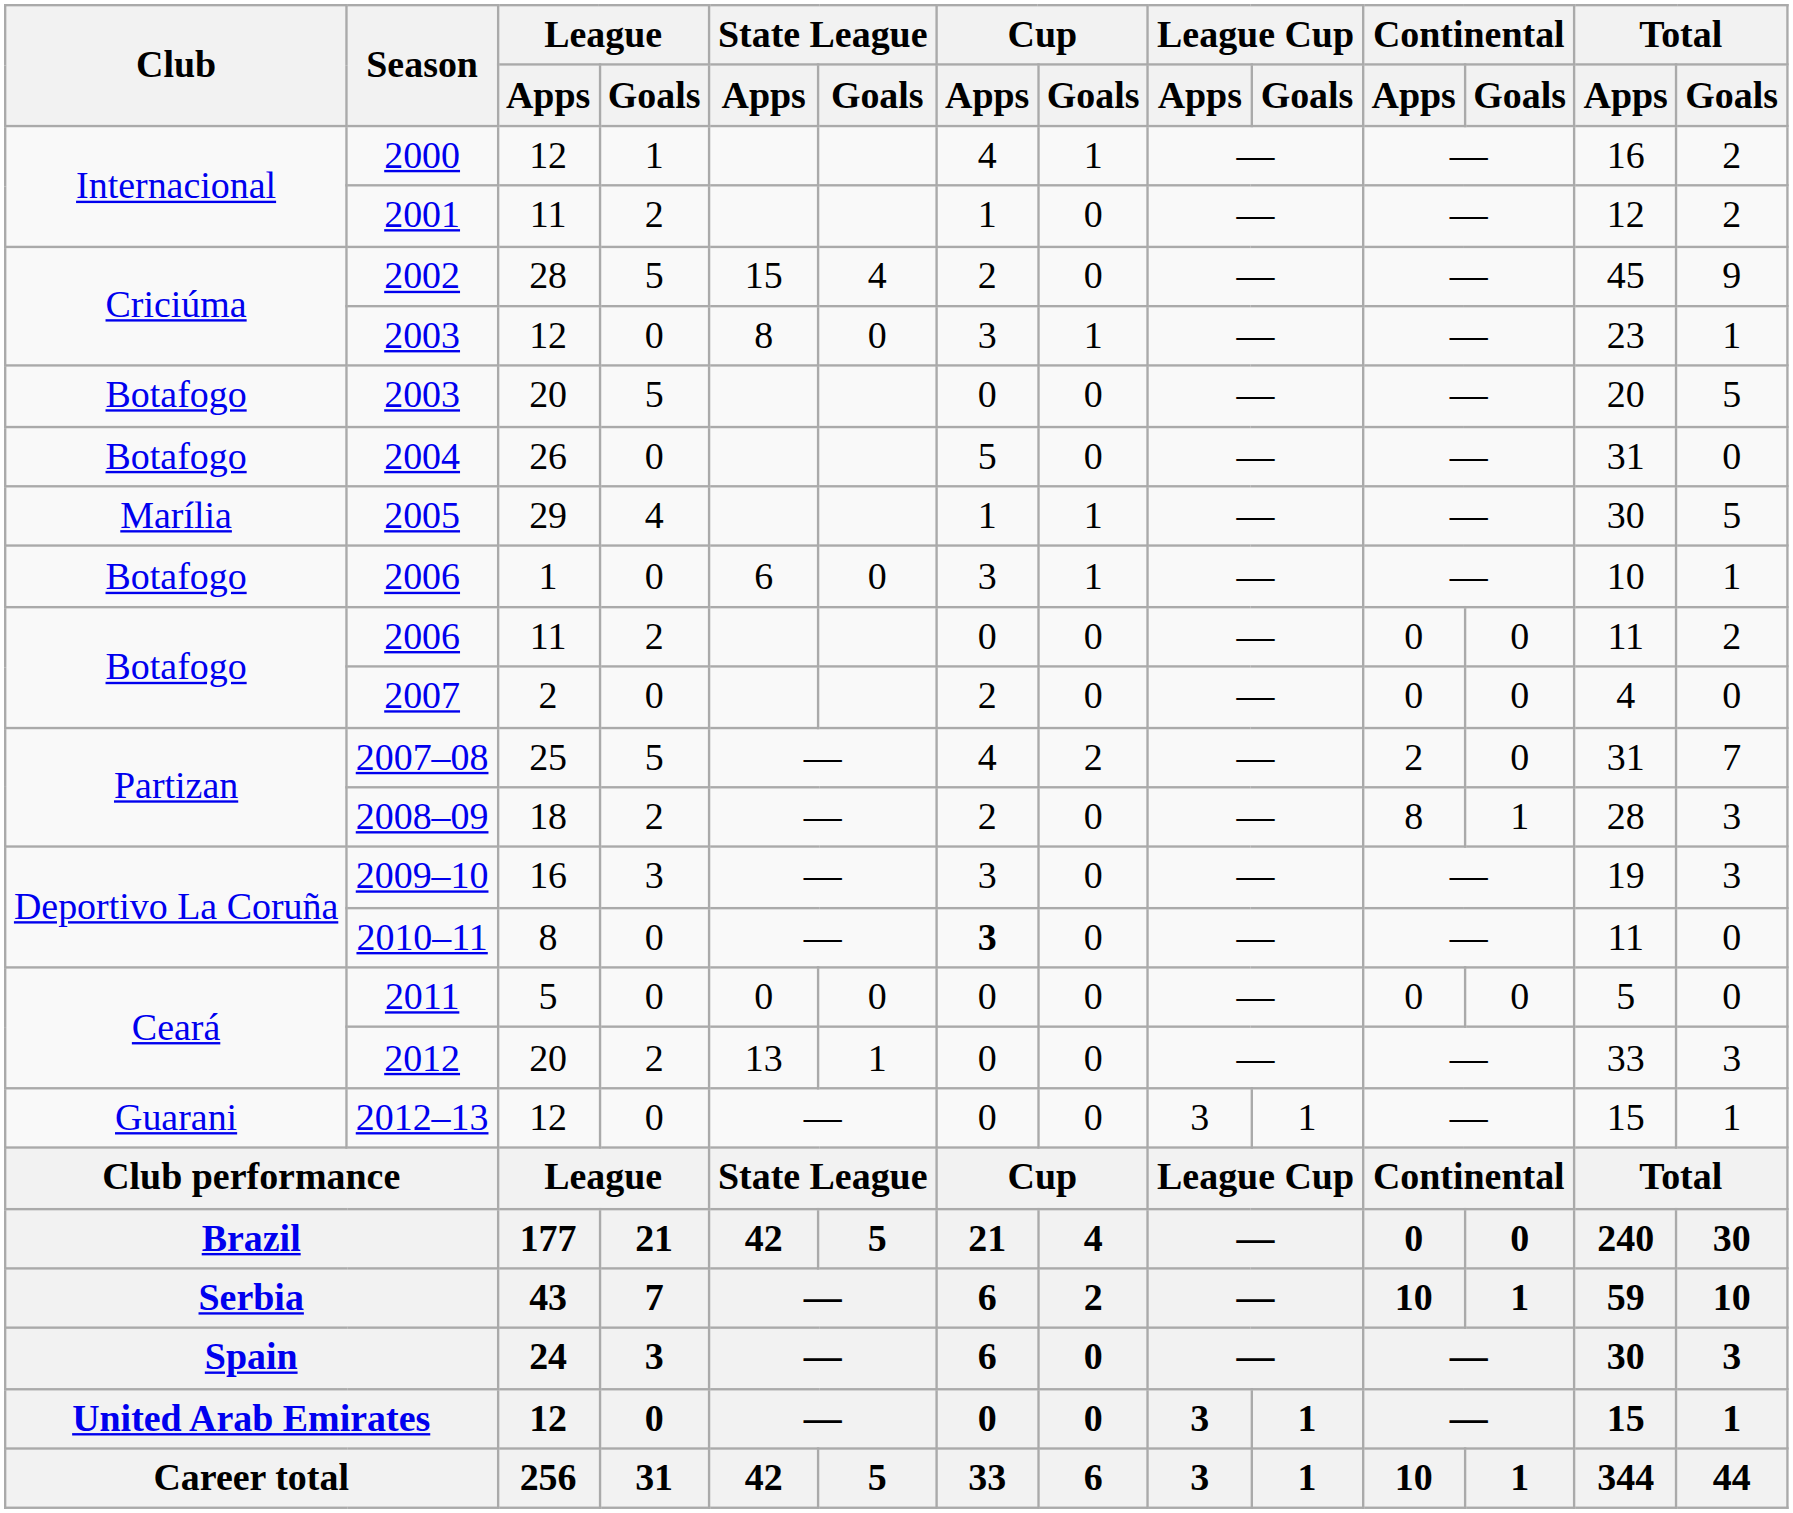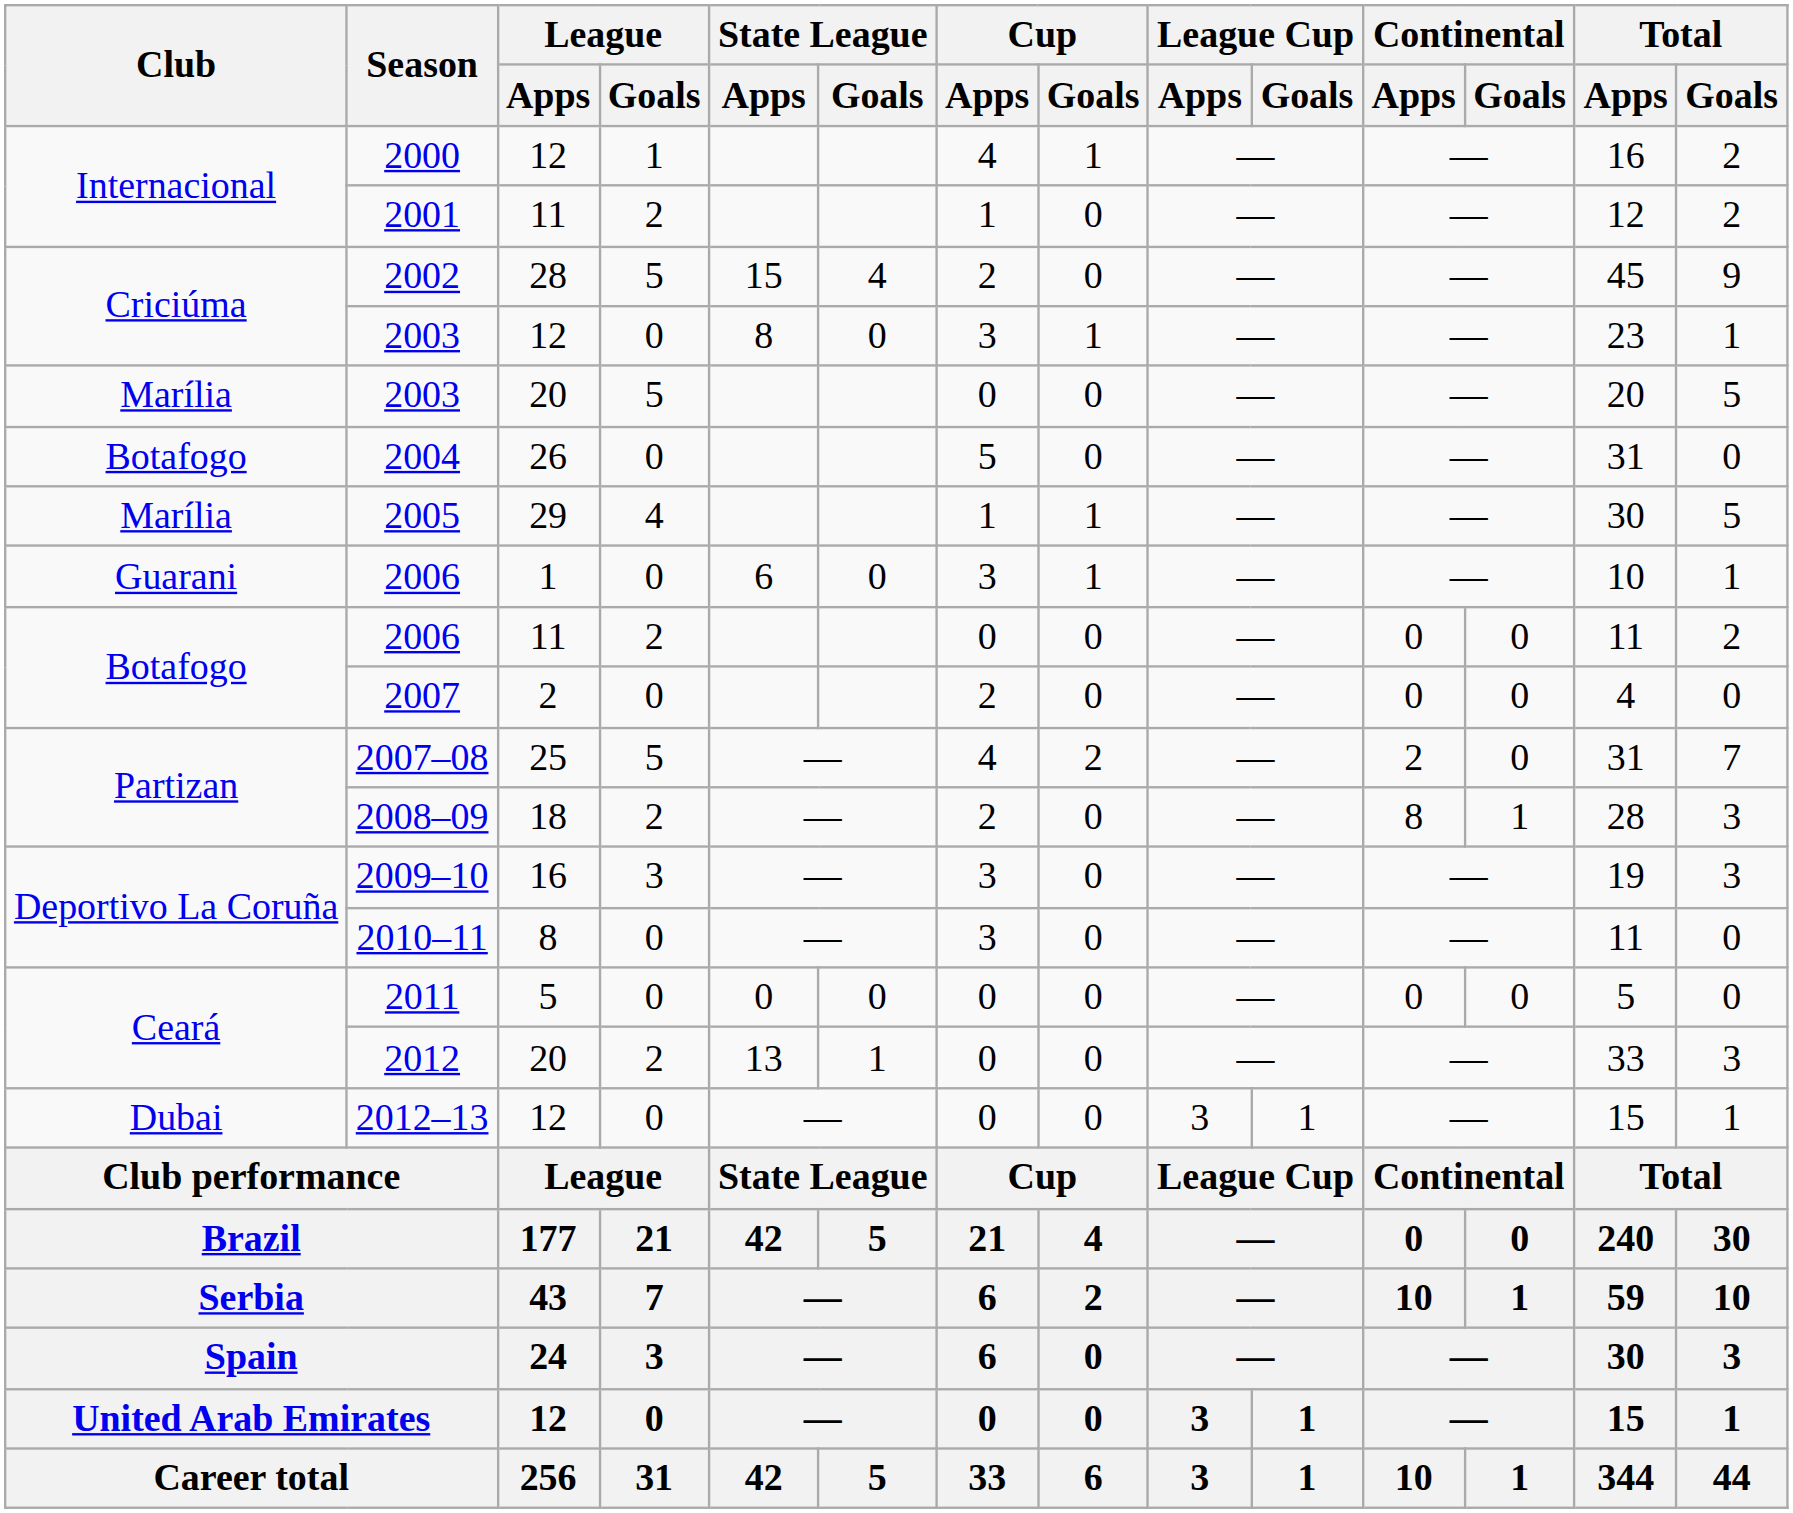(176, 395) Botafogo -> (176, 395) Marília
(176, 575) Botafogo -> (176, 575) Guarani
(987, 936) bold -> (987, 936) normal
(176, 1117) Guarani -> (176, 1117) Dubai
